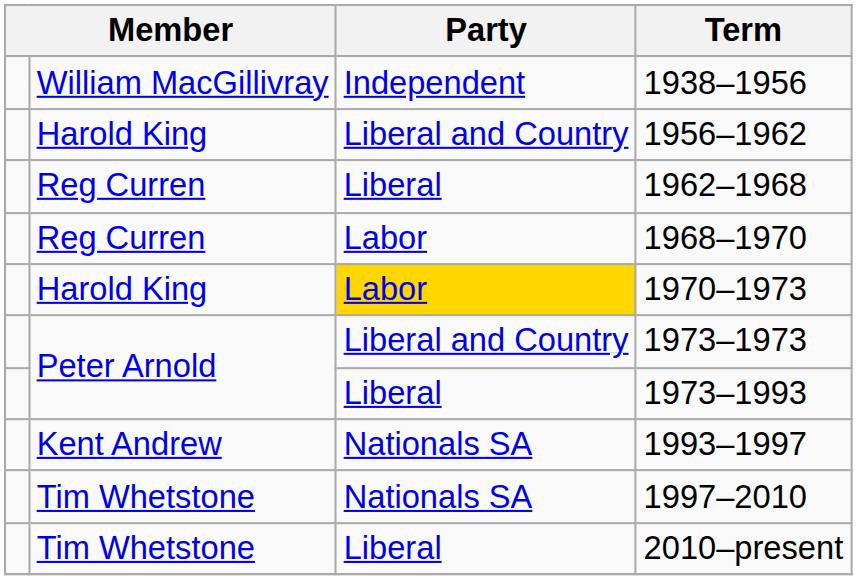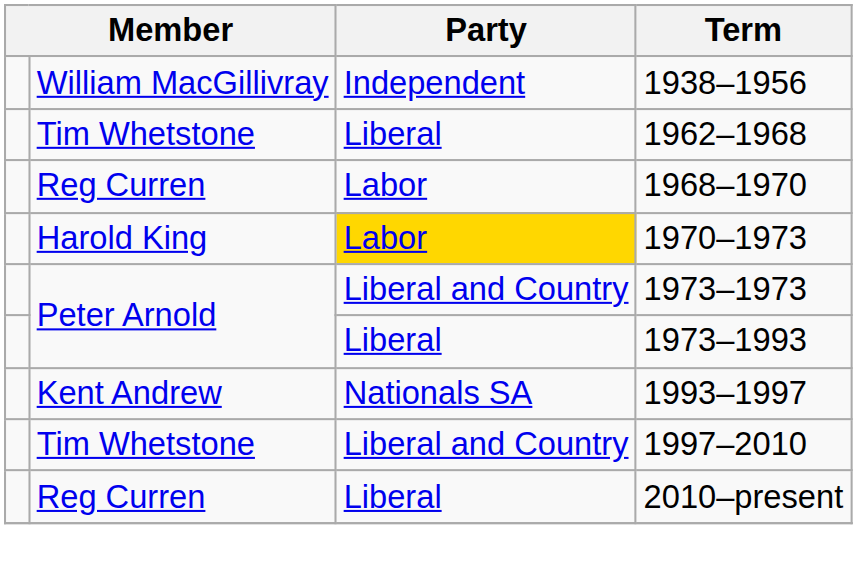- row: (725, 133)
(121, 185) Reg Curren -> (146, 133) Tim Whetstone
(438, 496) Nationals SA -> (486, 444) Liberal and Country
(146, 548) Tim Whetstone -> (121, 496) Reg Curren
